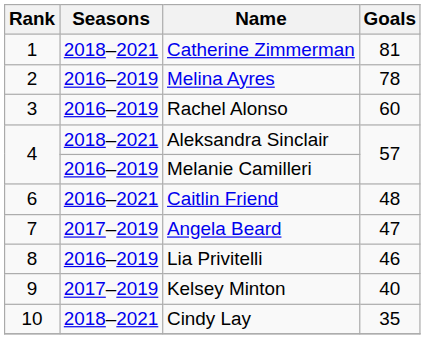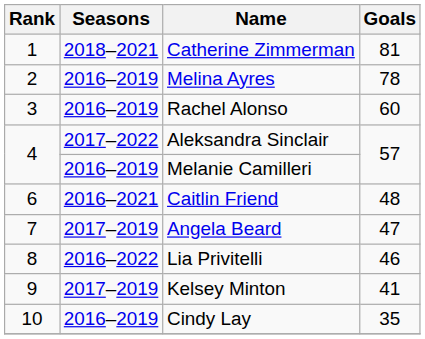(111, 139) 2018–2021 -> (111, 139) 2017–2022
(111, 259) 2016–2019 -> (111, 259) 2016–2022
(390, 288) 40 -> (390, 288) 41
(111, 318) 2018–2021 -> (111, 318) 2016–2019
